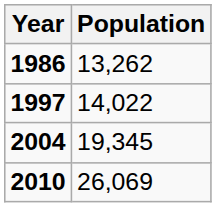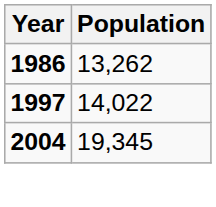- row: (38, 181)
